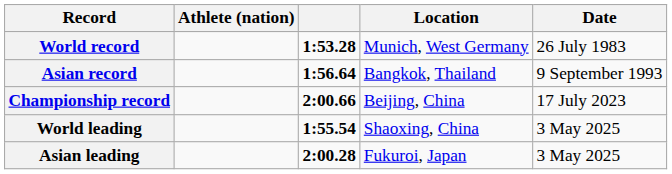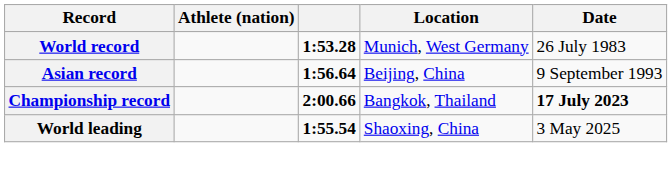(430, 73) Bangkok, Thailand -> (414, 73) Beijing, China
(414, 100) Beijing, China -> (430, 100) Bangkok, Thailand
(581, 100) normal -> (583, 100) bold
- row: (89, 155)
